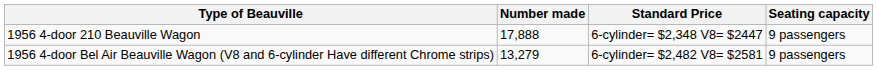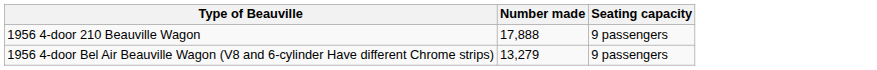- column: (677, 14)
